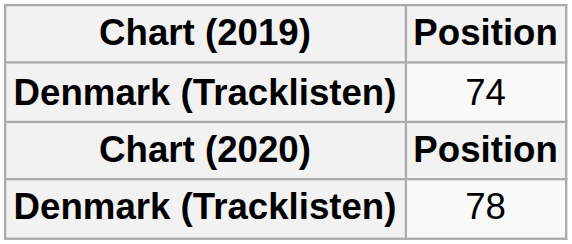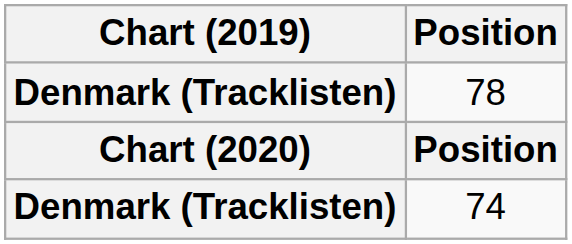rows swapped: (486, 91) <-> (486, 207)
